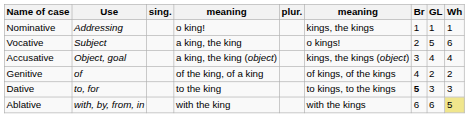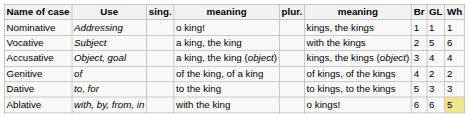(323, 43) o kings! -> (336, 43) with the kings
(416, 89) bold -> (416, 89) normal
(336, 105) with the kings -> (323, 105) o kings!
